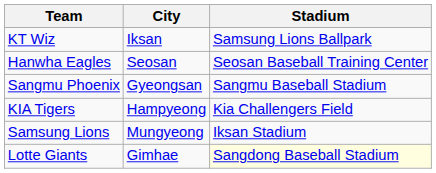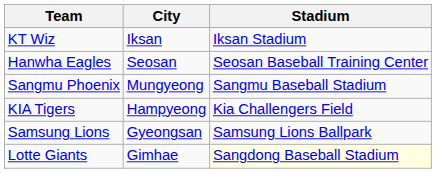(292, 39) Samsung Lions Ballpark -> (260, 39) Iksan Stadium
(164, 86) Gyeongsan -> (165, 86) Mungyeong
(165, 132) Mungyeong -> (164, 132) Gyeongsan
(260, 132) Iksan Stadium -> (292, 132) Samsung Lions Ballpark
